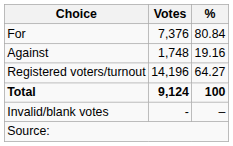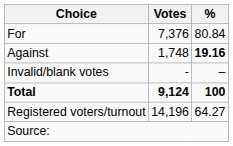(210, 53) normal -> (210, 53) bold
rows swapped: (58, 111) <-> (76, 72)
